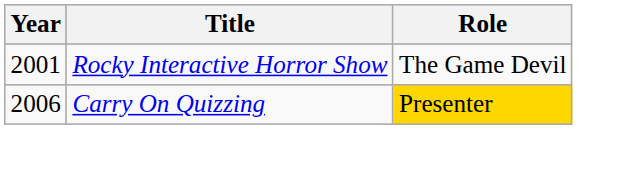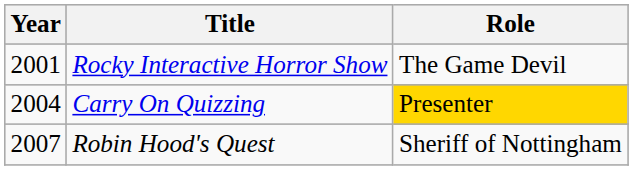(36, 104) 2006 -> (36, 104) 2004
+ row: (173, 143)
